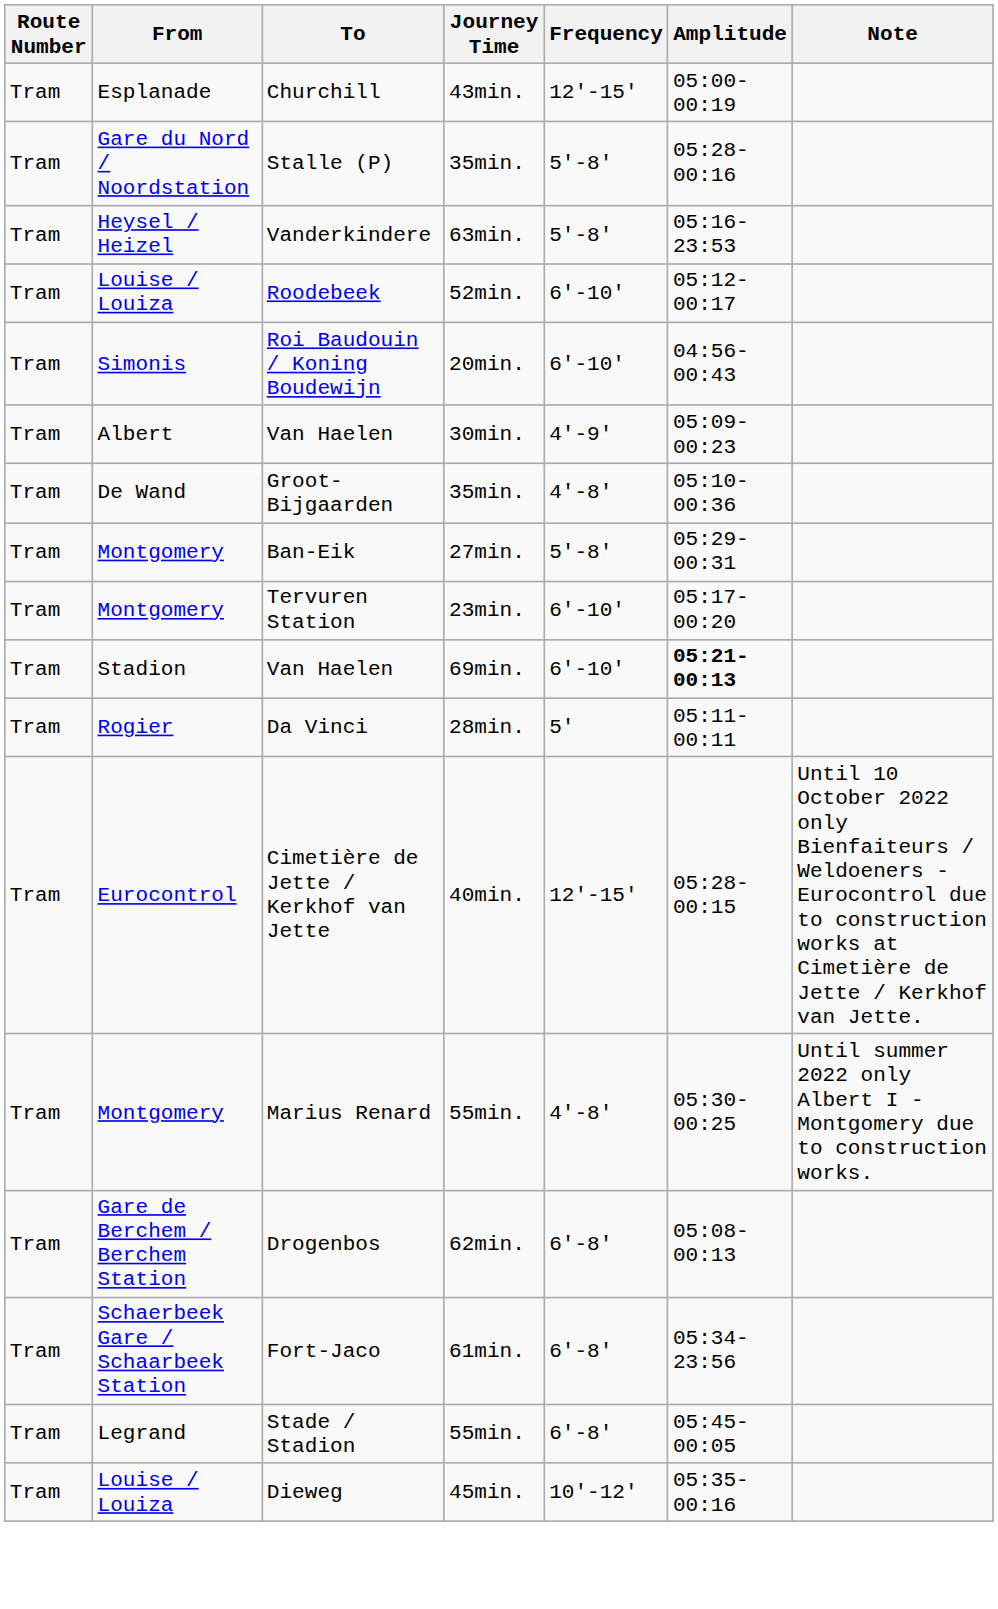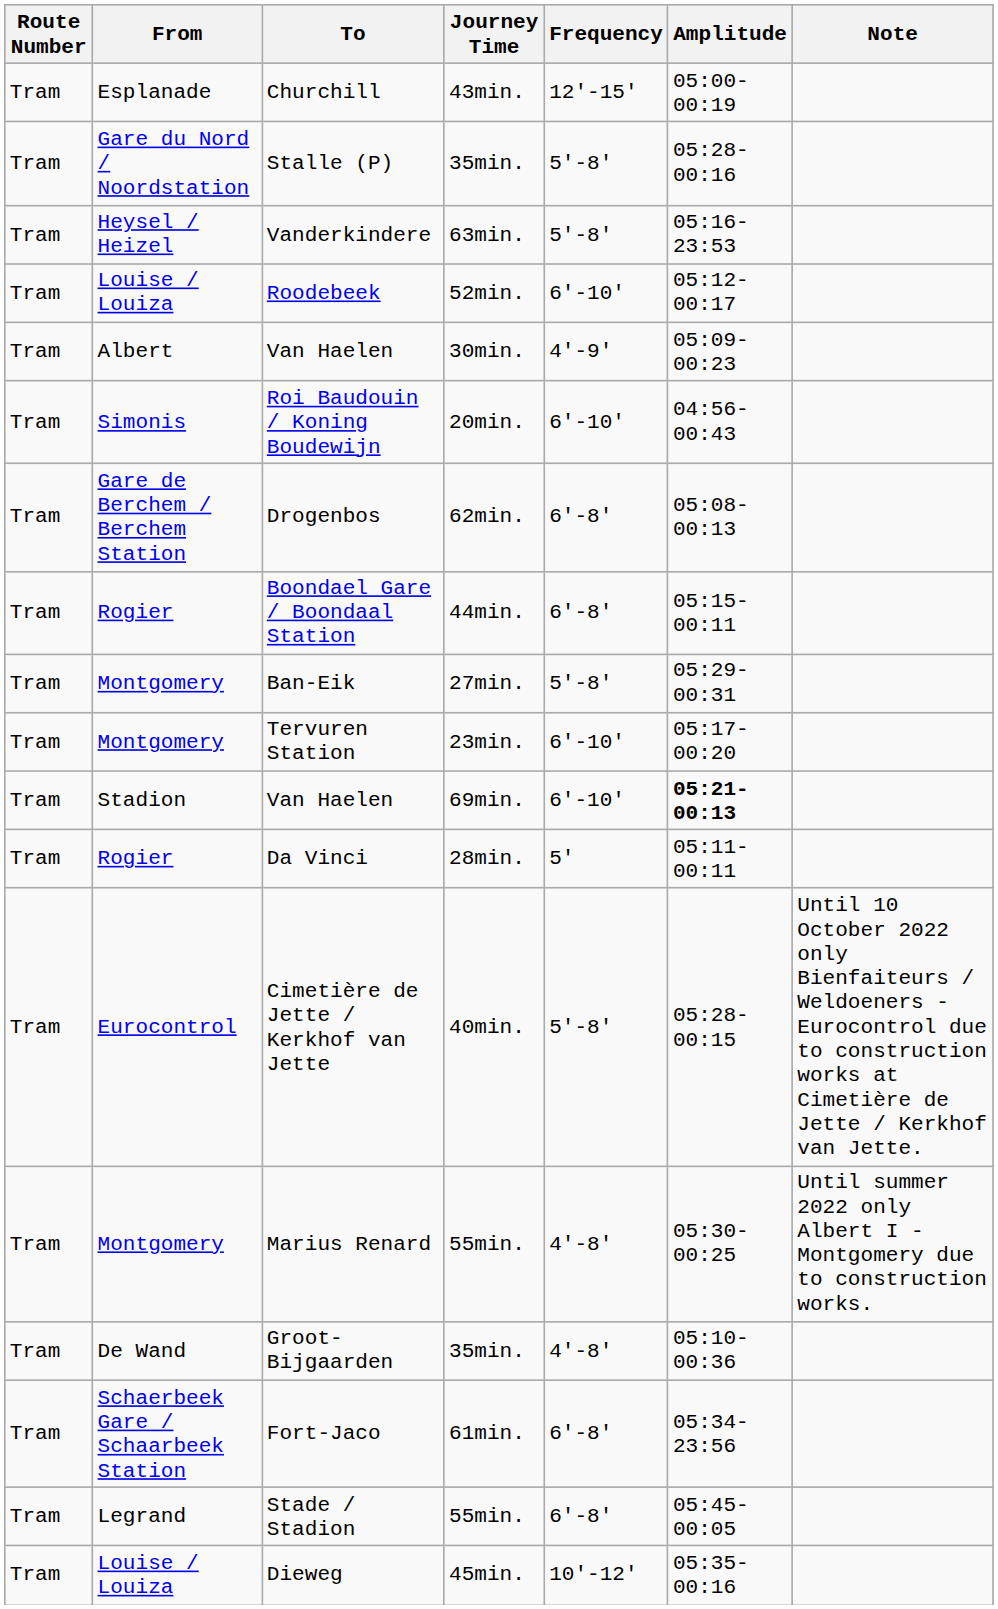rows swapped: (343, 364) <-> (330, 434)
rows swapped: (330, 493) <-> (324, 1244)
+ row: (349, 612)
(593, 896) 12'-15' -> (581, 1027) 5'-8'
